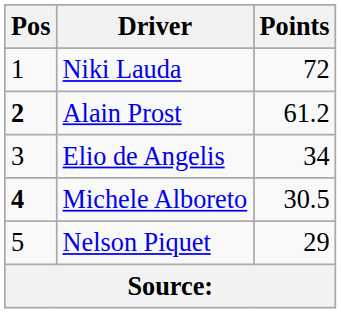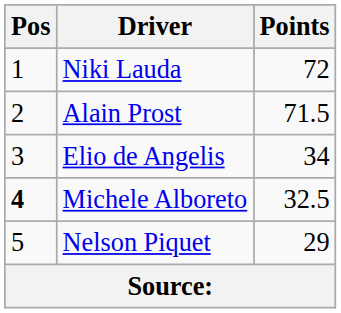(18, 113) bold -> (18, 113) normal
(307, 113) 61.2 -> (307, 113) 71.5
(307, 199) 30.5 -> (307, 199) 32.5
